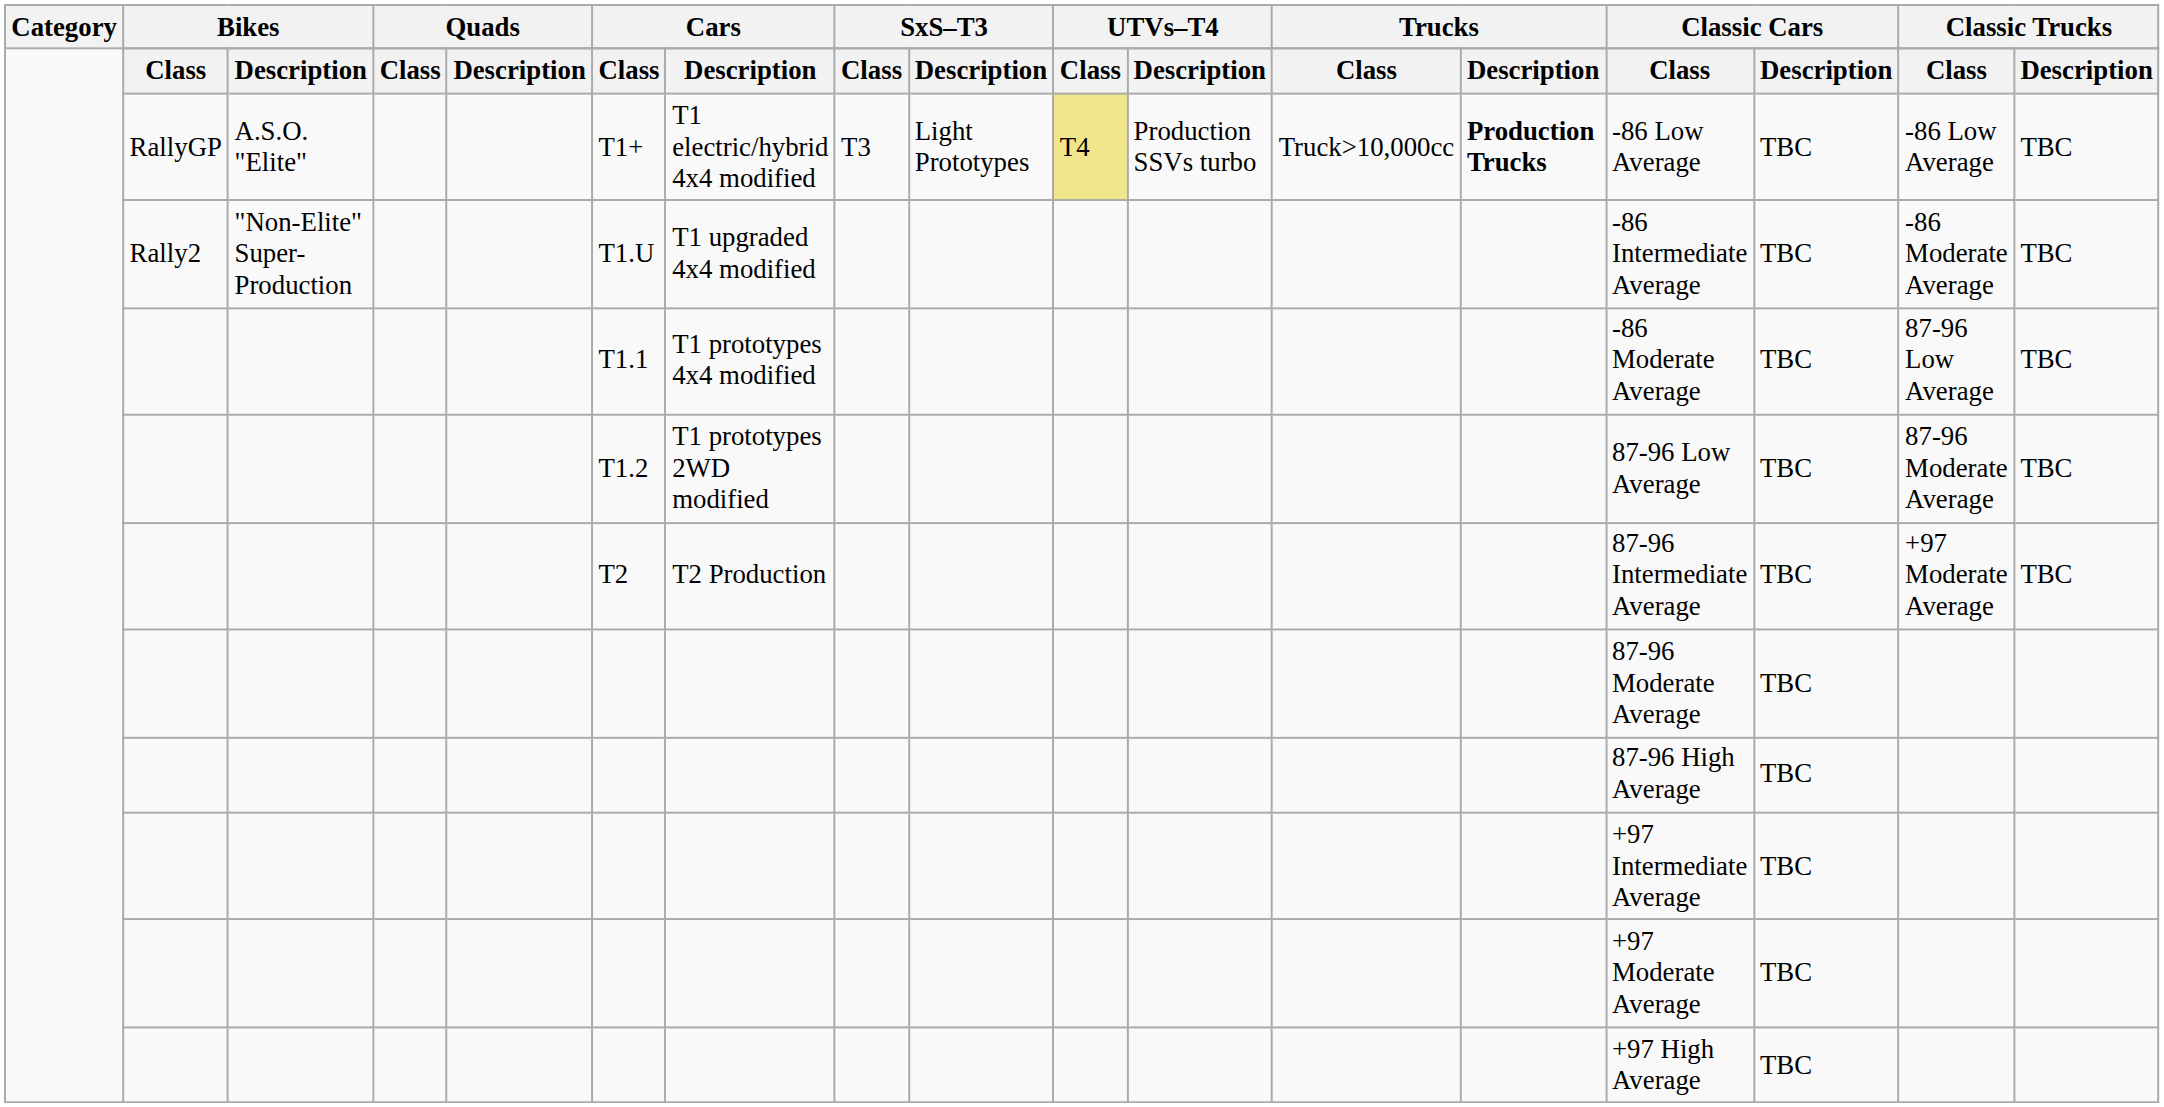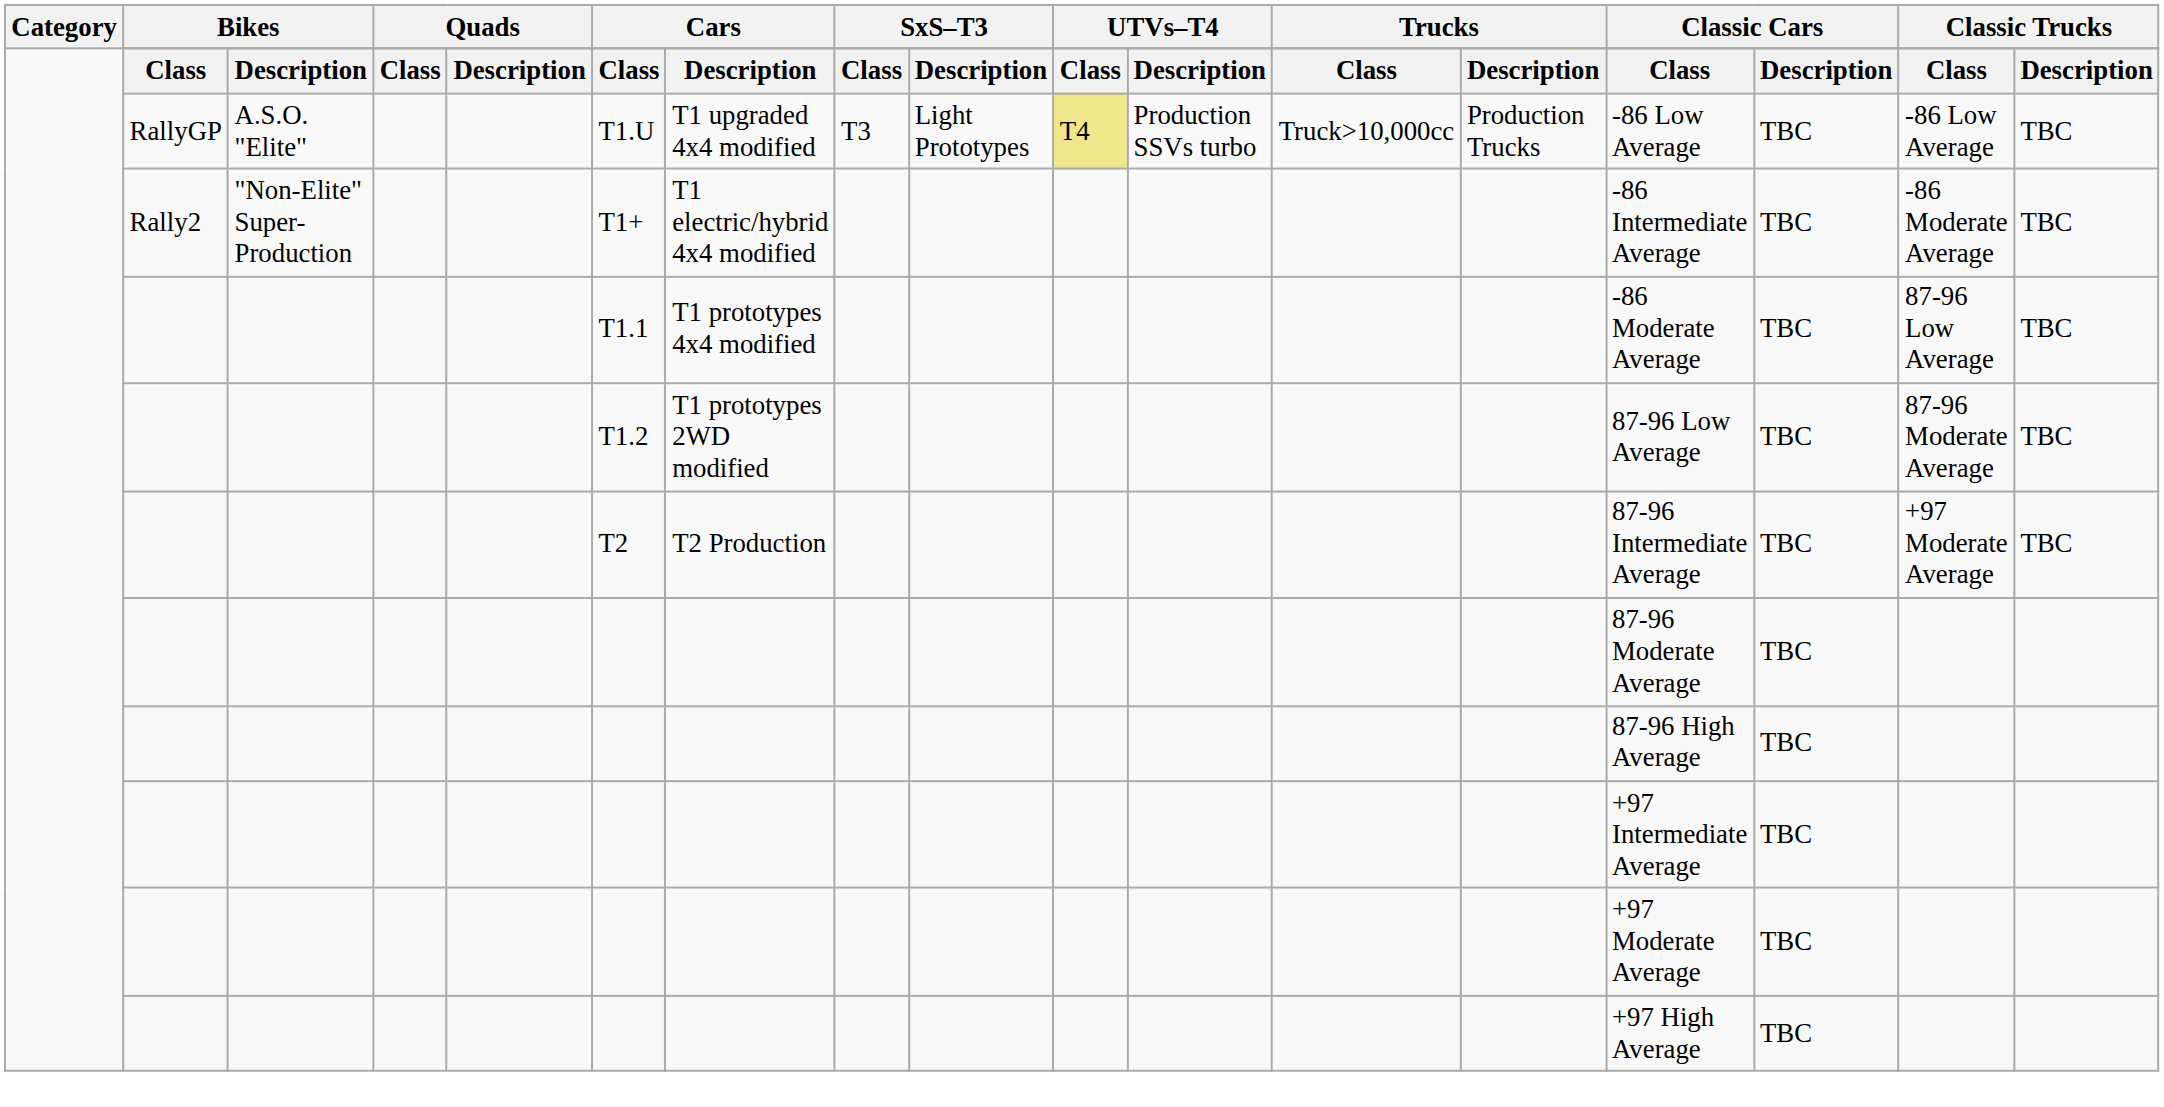(621, 146) T1+ -> (626, 130) T1.U
(750, 146) T1 electric/hybrid 4x4 modified -> (744, 130) T1 upgraded 4x4 modified
(1531, 146) bold -> (1526, 130) normal
(626, 253) T1.U -> (621, 221) T1+
(744, 253) T1 upgraded 4x4 modified -> (750, 221) T1 electric/hybrid 4x4 modified
